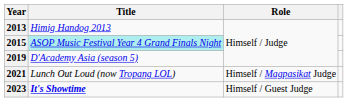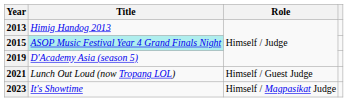(281, 74) Himself / Magpasikat Judge -> (269, 74) Himself / Guest Judge
(58, 89) bold -> (57, 89) normal
(269, 89) Himself / Guest Judge -> (281, 89) Himself / Magpasikat Judge
